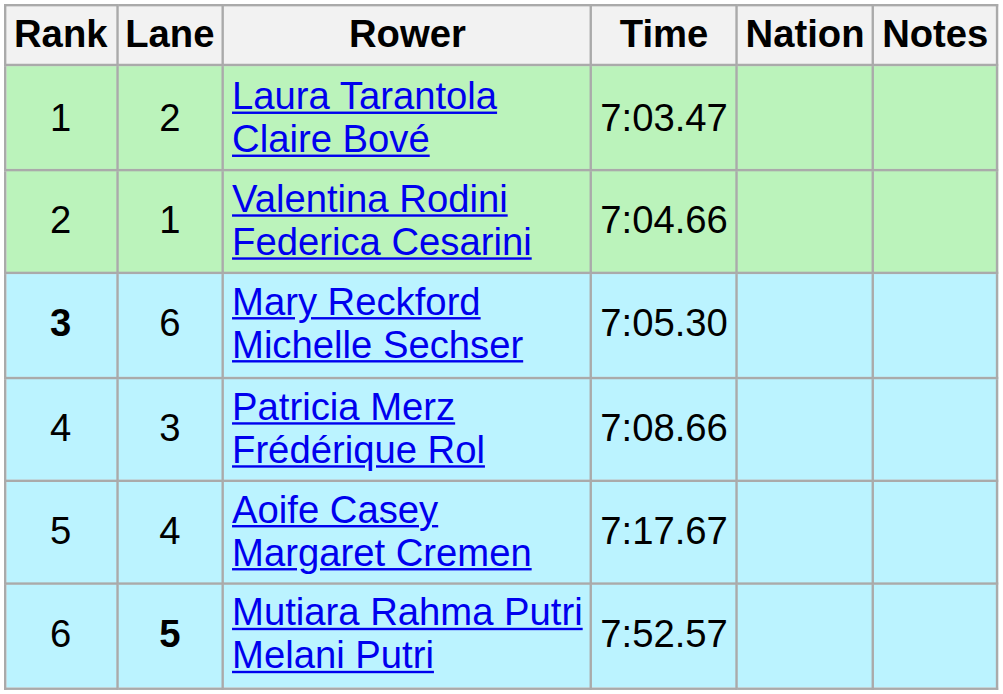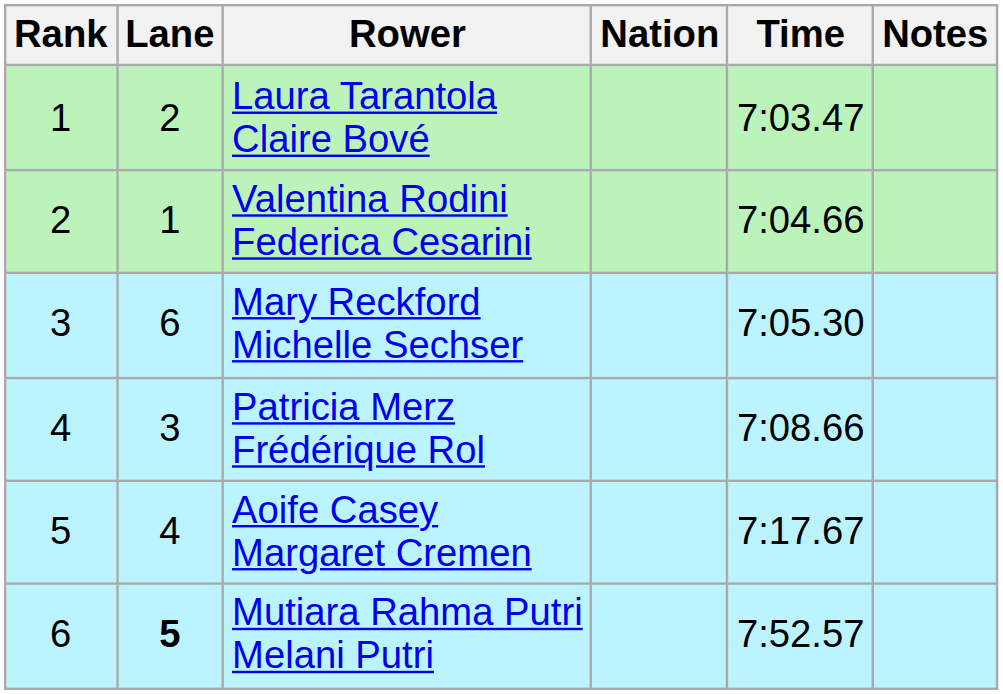columns swapped: (805, 34) <-> (664, 34)
(61, 324) bold -> (61, 324) normal
